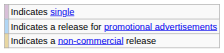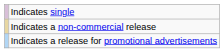rows swapped: (114, 27) <-> (83, 41)
